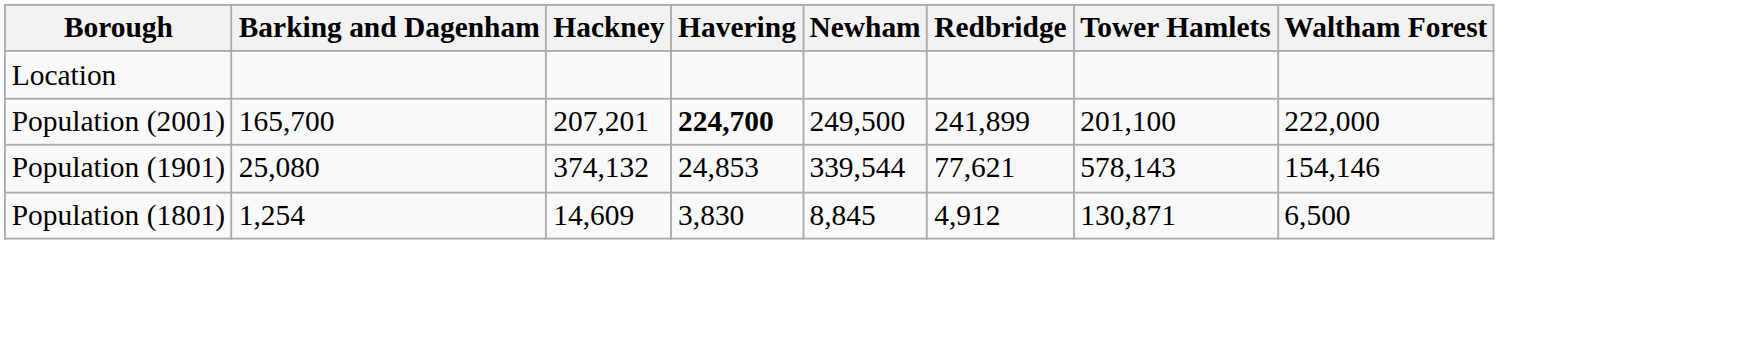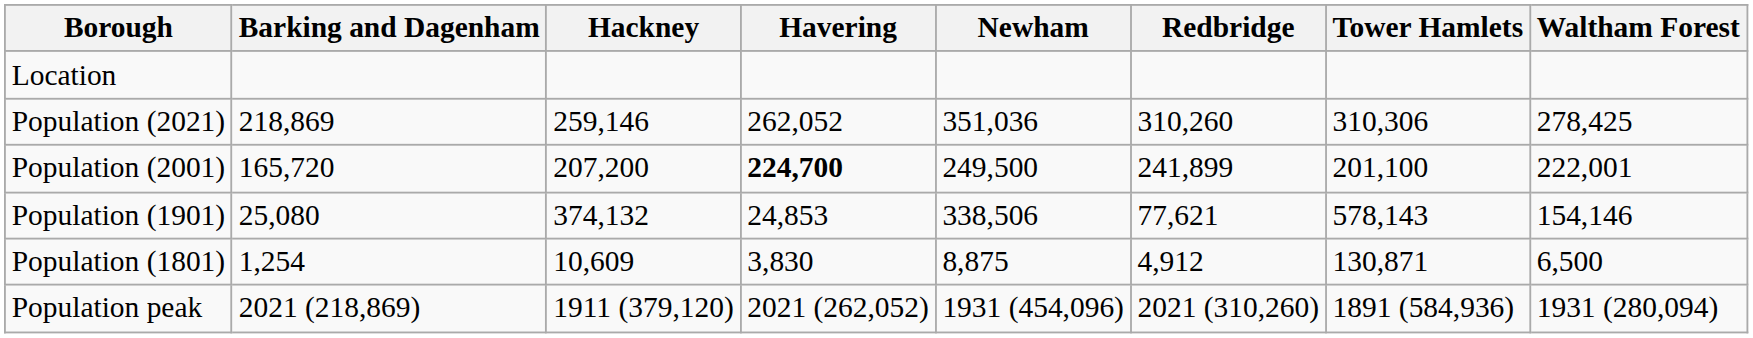+ row: (118, 121)
(287, 121) 165,700 -> (287, 167) 165,720
(601, 121) 207,201 -> (601, 167) 207,200
(1332, 121) 222,000 -> (1585, 167) 222,001
(857, 167) 339,544 -> (990, 214) 338,506
(594, 214) 14,609 -> (594, 261) 10,609
(843, 214) 8,845 -> (976, 261) 8,875
+ row: (107, 307)
